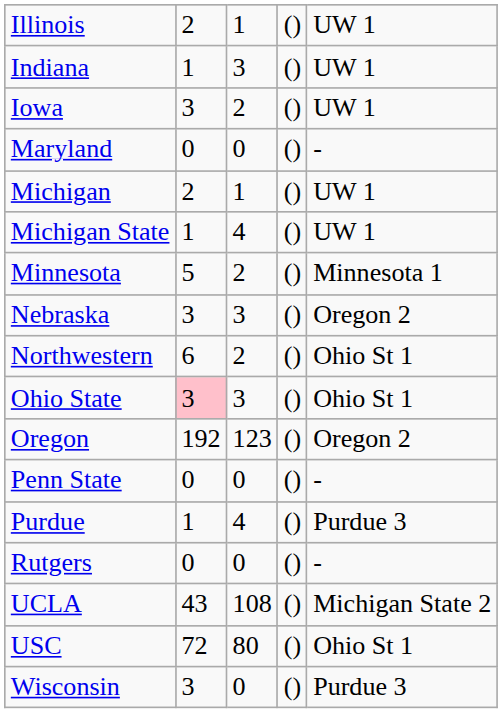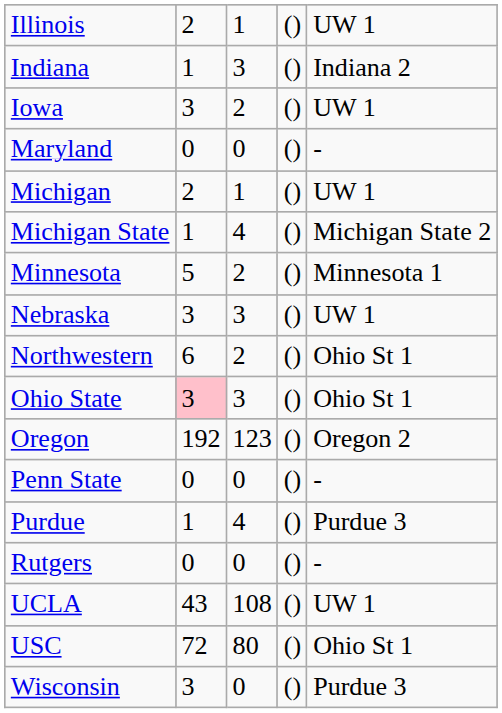(344, 66) UW 1 -> (362, 66) Indiana 2
(344, 231) UW 1 -> (402, 231) Michigan State 2
(362, 314) Oregon 2 -> (344, 314) UW 1
(402, 604) Michigan State 2 -> (344, 604) UW 1
